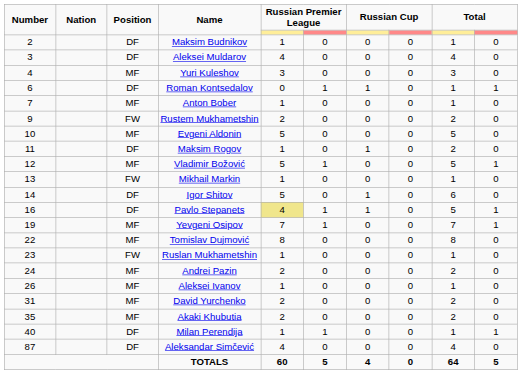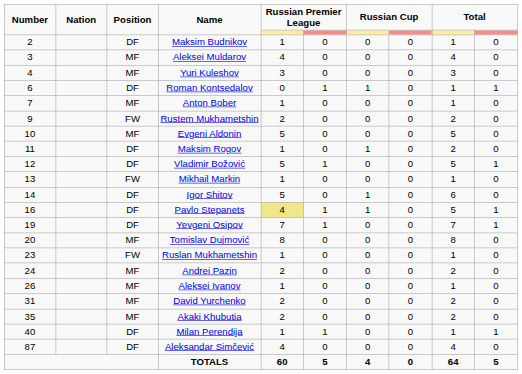(133, 57) DF -> (133, 57) MF
(133, 164) MF -> (133, 164) DF
(133, 225) MF -> (133, 225) DF
(30, 240) 22 -> (30, 240) 20
